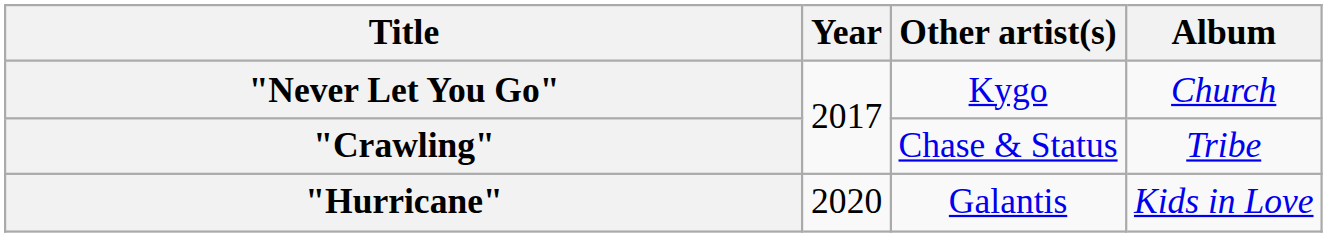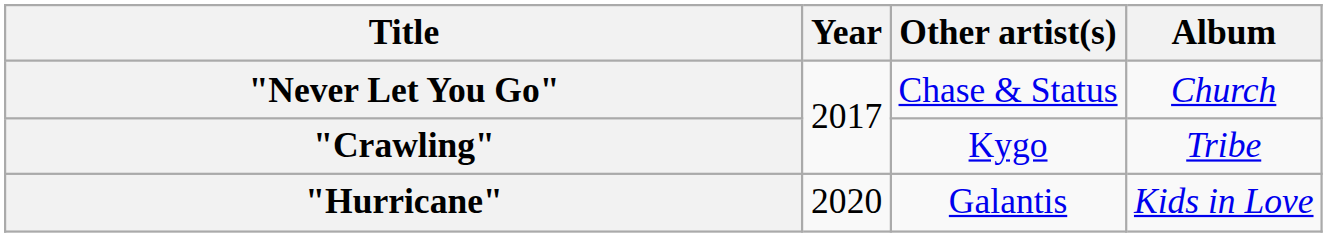(1008, 88) Kygo -> (1008, 88) Chase & Status
(1008, 145) Chase & Status -> (1008, 145) Kygo
